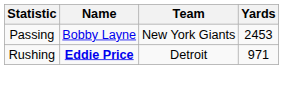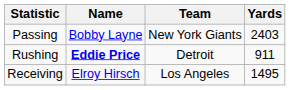(258, 34) 2453 -> (265, 34) 2403
(258, 54) 971 -> (265, 54) 911
+ row: (35, 74)
